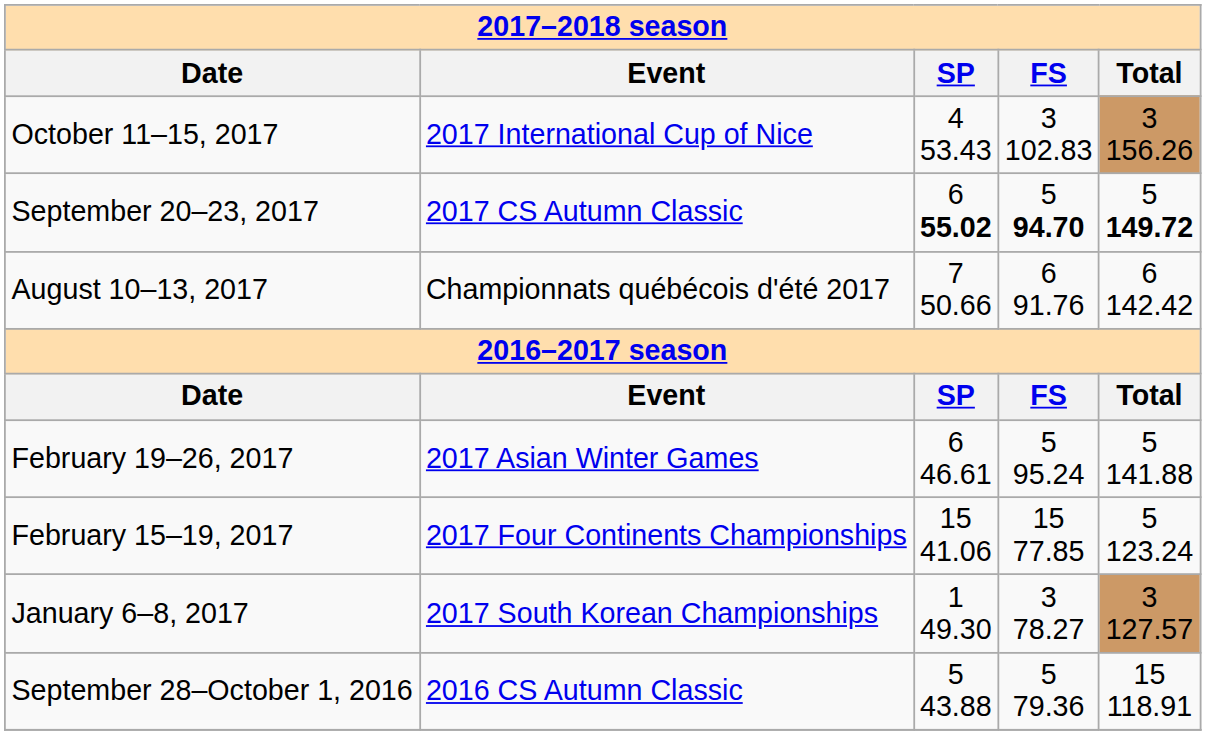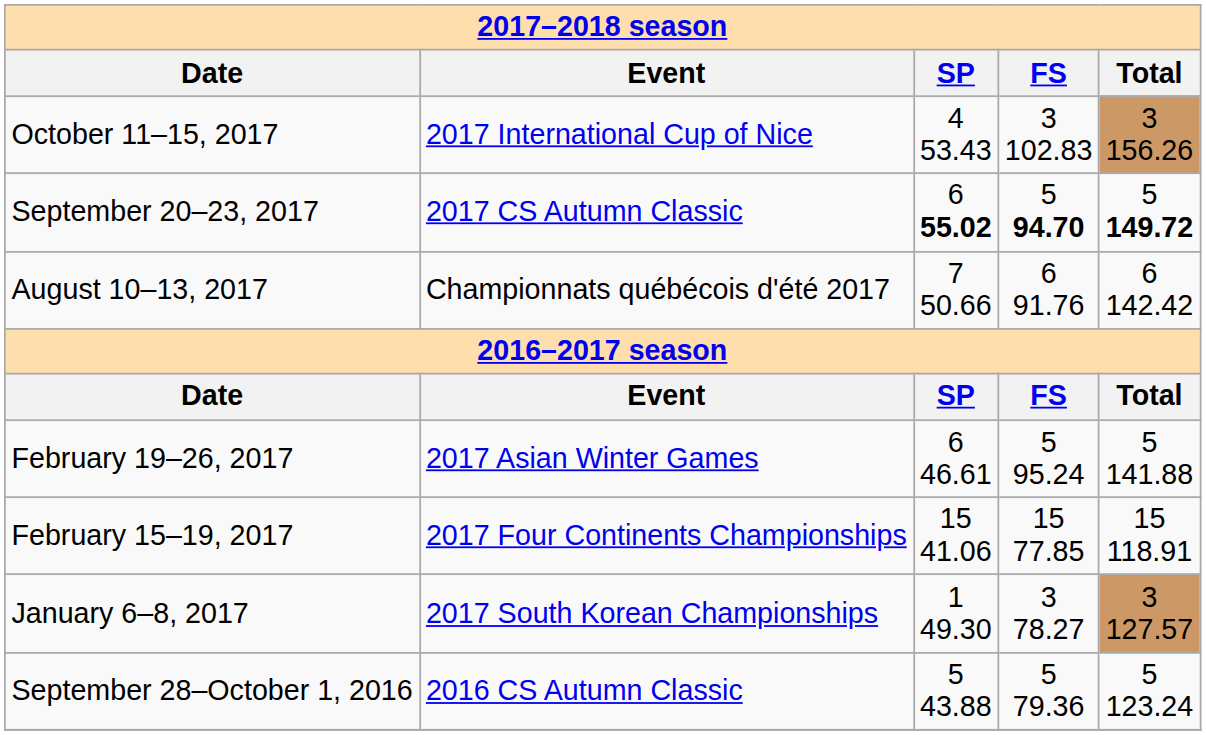(1149, 535) 5 123.24 -> (1149, 535) 15 118.91
(1149, 690) 15 118.91 -> (1149, 690) 5 123.24
